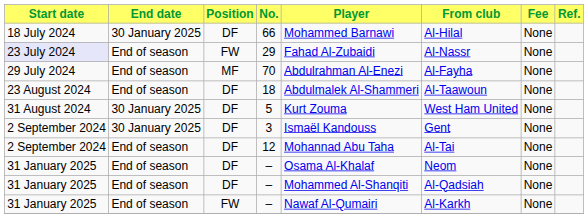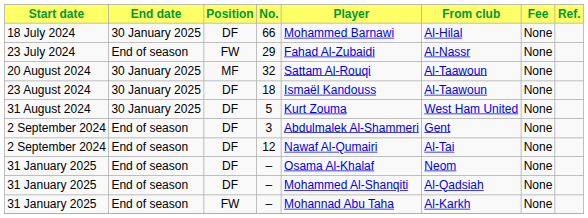(41, 52) lavender background -> (41, 52) no background
- row: (230, 71)
+ row: (230, 71)
(150, 90) End of season -> (156, 90) 30 January 2025
(351, 90) Abdulmalek Al-Shammeri -> (330, 90) Ismaël Kandouss
(156, 128) 30 January 2025 -> (150, 128) End of season
(330, 128) Ismaël Kandouss -> (351, 128) Abdulmalek Al-Shammeri
(339, 147) Mohannad Abu Taha -> (331, 147) Nawaf Al-Qumairi
(331, 204) Nawaf Al-Qumairi -> (339, 204) Mohannad Abu Taha
